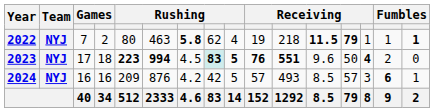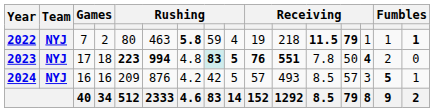(214, 39) 62 -> (214, 39) 59
(191, 59) 4.5 -> (191, 59) 4.8
(323, 59) 9.6 -> (323, 59) 7.8
(388, 78) 6 -> (388, 78) 5
